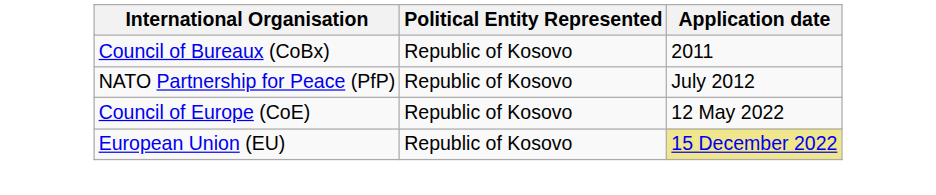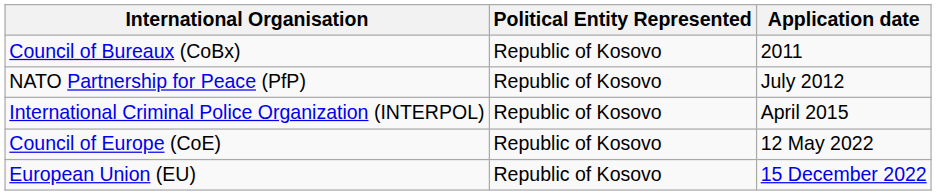+ row: (247, 112)
(754, 143) khaki background -> (844, 174) no background
